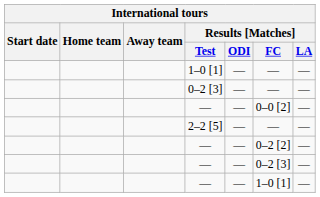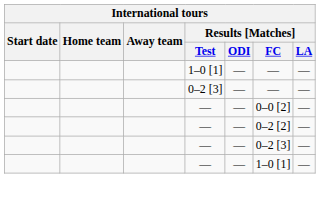- row: (32, 126)
